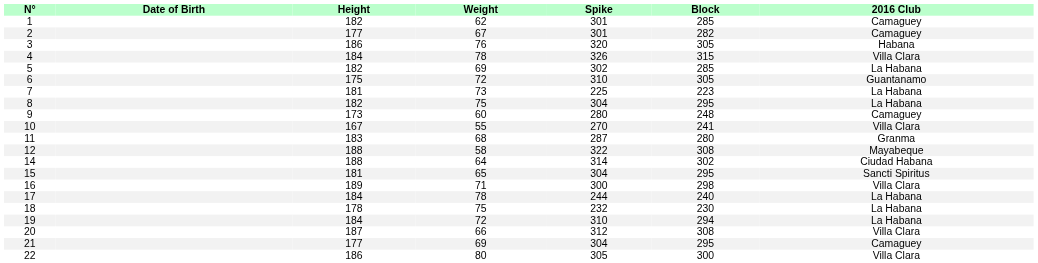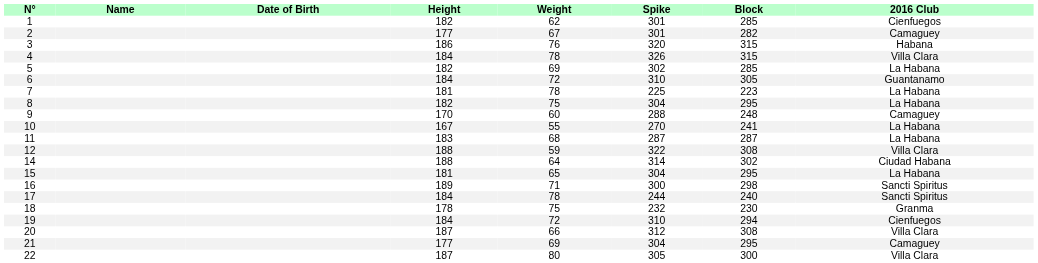+ column: (120, 10)
(896, 21) Camaguey -> (915, 21) Cienfuegos
(705, 45) 305 -> (749, 45) 315
(354, 80) 175 -> (444, 80) 184
(481, 91) 73 -> (554, 91) 78
(354, 115) 173 -> (444, 115) 170
(599, 115) 280 -> (657, 115) 288
(896, 127) Villa Clara -> (915, 127) La Habana
(705, 138) 280 -> (749, 138) 287
(896, 138) Granma -> (915, 138) La Habana
(481, 150) 58 -> (554, 150) 59
(896, 150) Mayabeque -> (915, 150) Villa Clara
(896, 173) Sancti Spiritus -> (915, 173) La Habana
(896, 185) Villa Clara -> (915, 185) Sancti Spiritus
(896, 197) La Habana -> (915, 197) Sancti Spiritus
(896, 208) La Habana -> (915, 208) Granma
(896, 220) La Habana -> (915, 220) Cienfuegos
(354, 255) 186 -> (444, 255) 187
